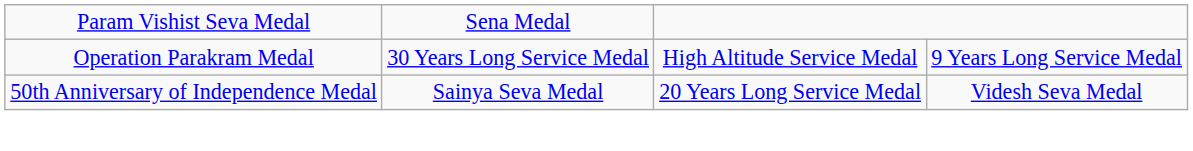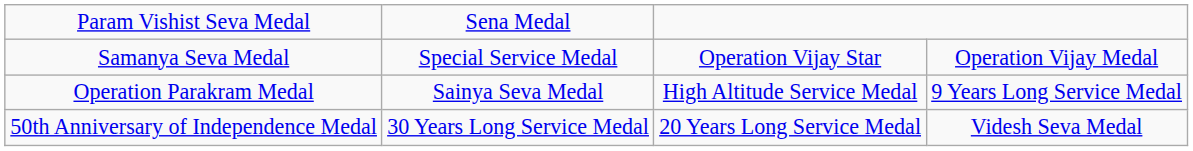+ row: (194, 57)
(518, 57) 30 Years Long Service Medal -> (518, 92) Sainya Seva Medal
(518, 92) Sainya Seva Medal -> (518, 127) 30 Years Long Service Medal
